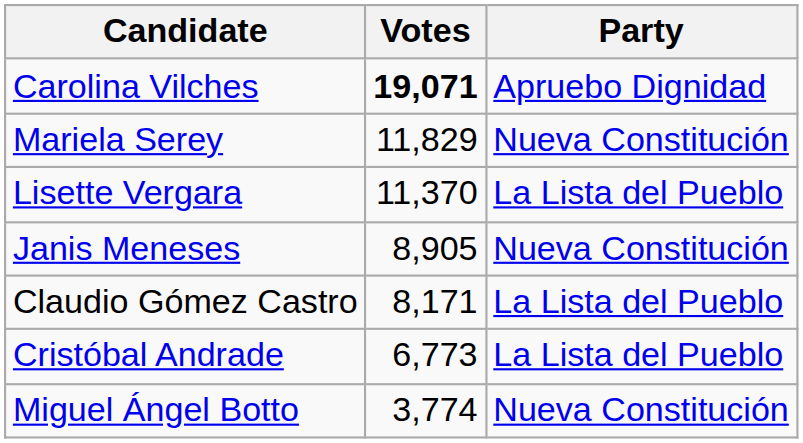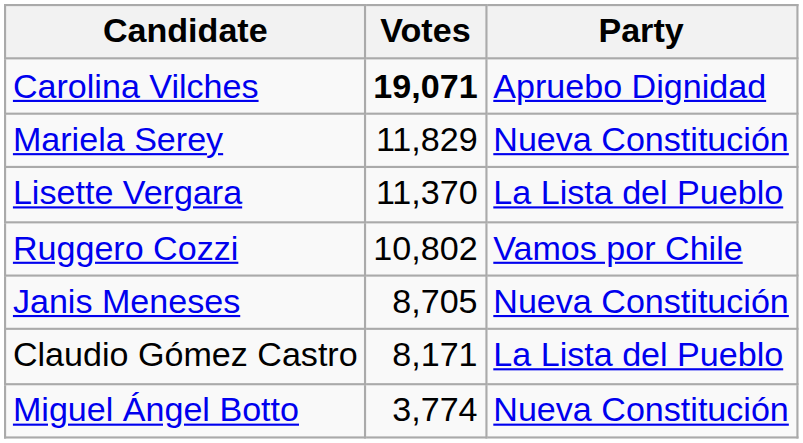+ row: (126, 247)
(435, 247) 8,905 -> (435, 301) 8,705
- row: (148, 355)
